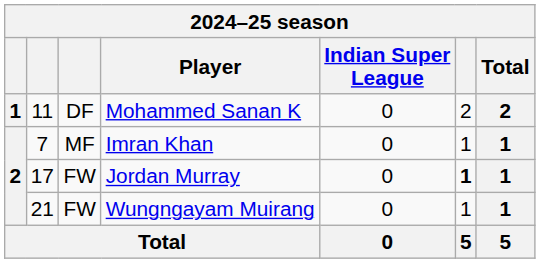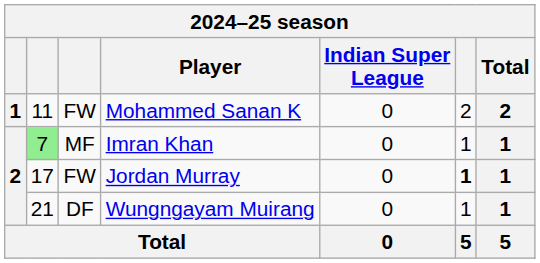(80, 111) DF -> (80, 111) FW
(42, 144) no background -> (42, 144) lightgreen background
(80, 209) FW -> (80, 209) DF
